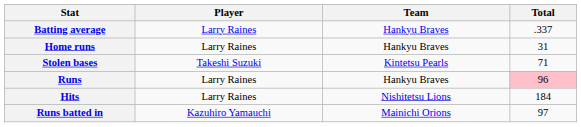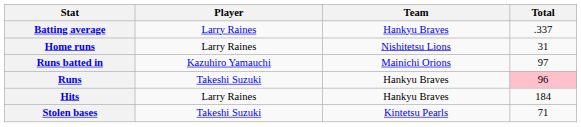(416, 46) Hankyu Braves -> (416, 46) Nishitetsu Lions
rows swapped: (70, 113) <-> (70, 63)
(229, 79) Larry Raines -> (229, 79) Takeshi Suzuki
(416, 96) Nishitetsu Lions -> (416, 96) Hankyu Braves
